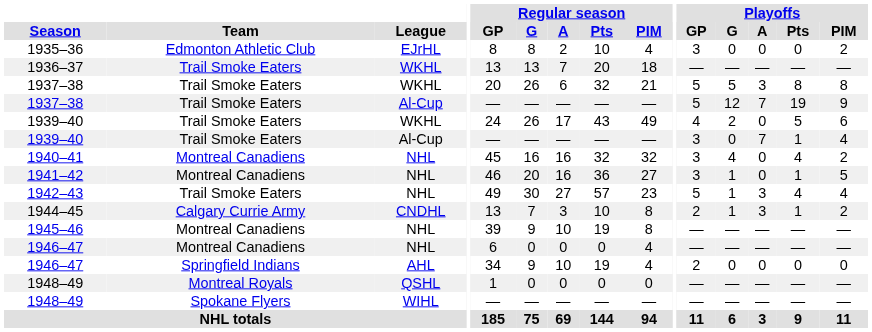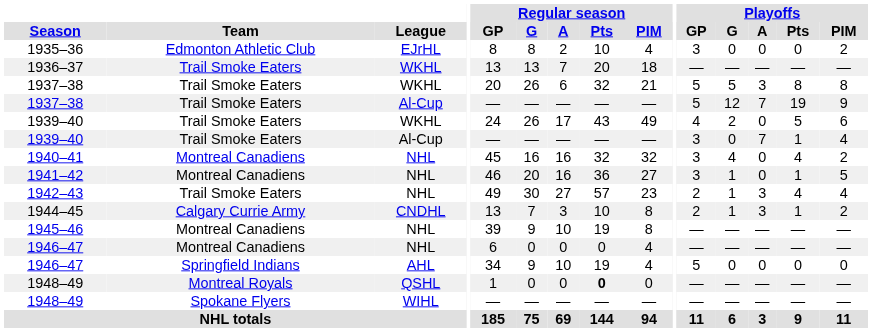(696, 193) 5 -> (696, 193) 2
(696, 265) 2 -> (696, 265) 5
(602, 283) normal -> (602, 283) bold
